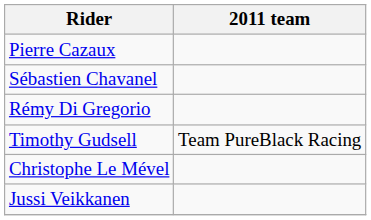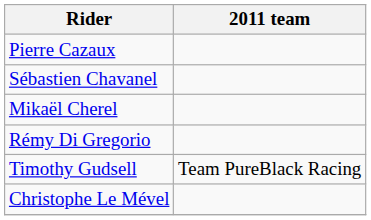+ row: (63, 109)
- row: (69, 199)
